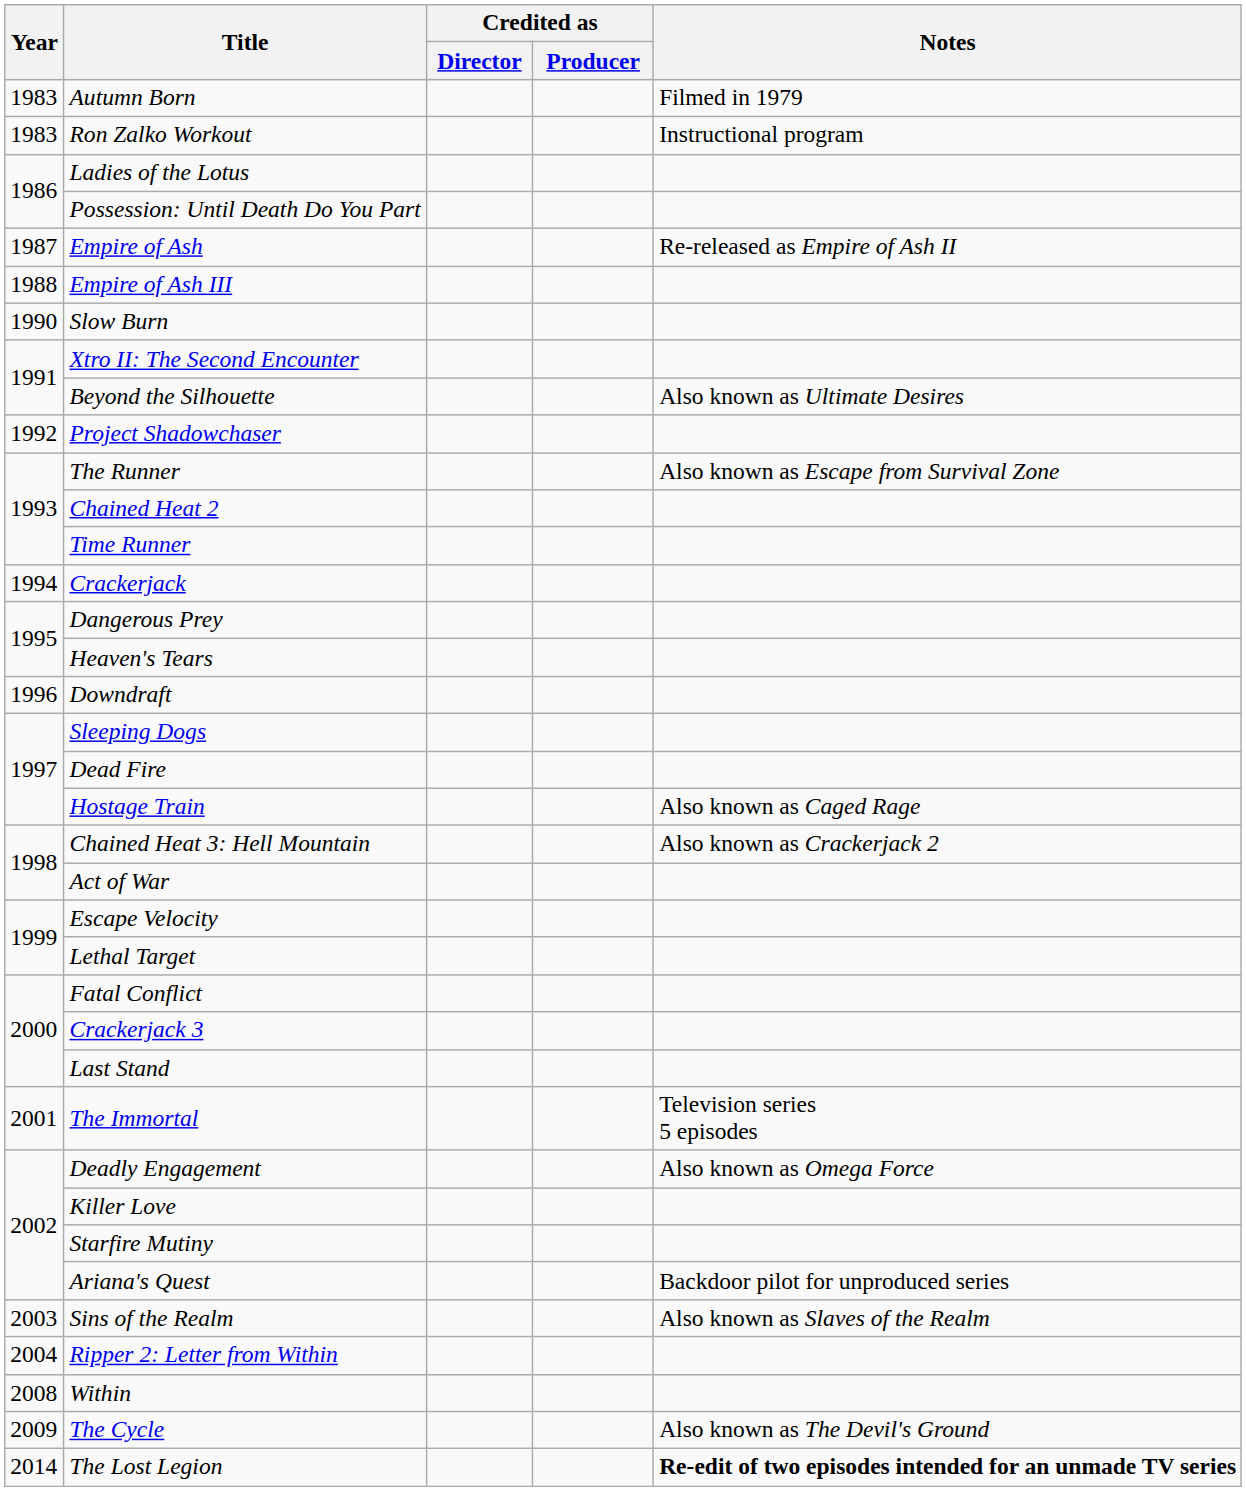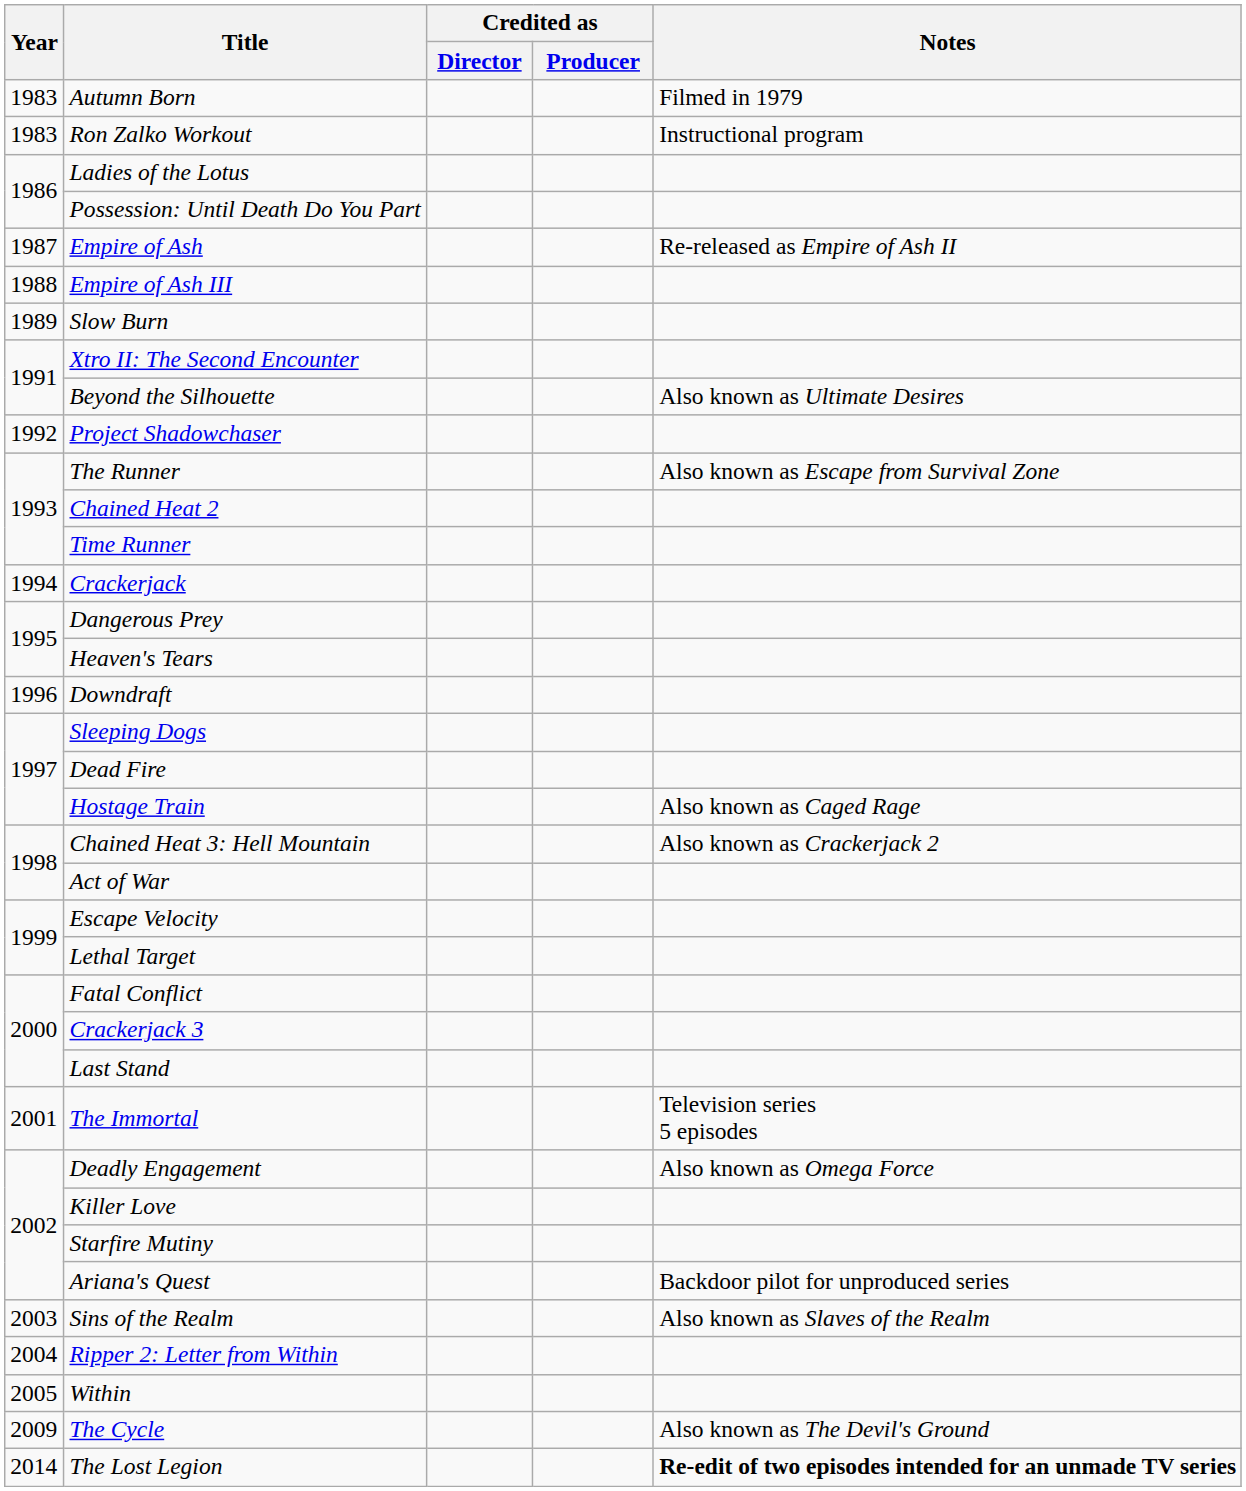(34, 321) 1990 -> (34, 321) 1989
(34, 1392) 2008 -> (34, 1392) 2005
